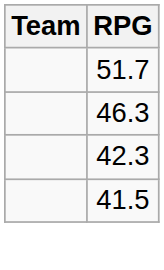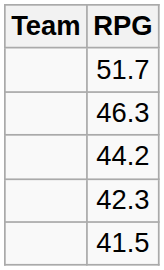+ row: (123, 156)
